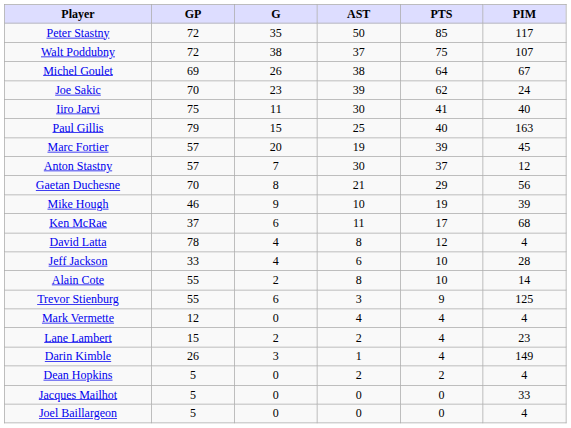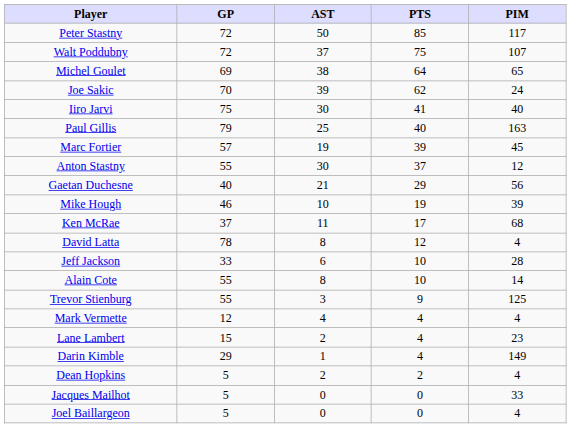- column: (276, 14)
(524, 71) 67 -> (517, 71) 65
(193, 166) 57 -> (226, 166) 55
(193, 185) 70 -> (226, 185) 40
(193, 356) 26 -> (226, 356) 29
